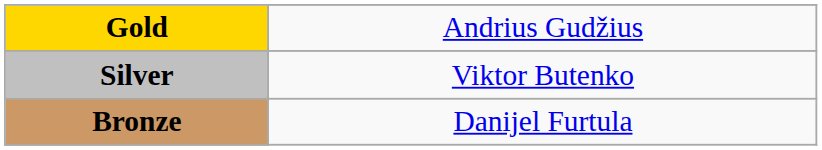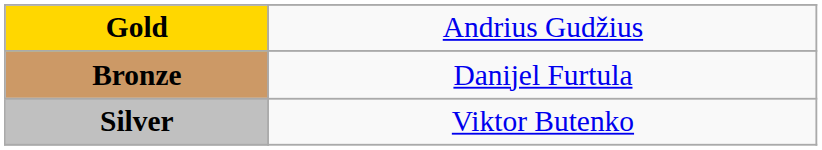rows swapped: (137, 74) <-> (137, 121)
